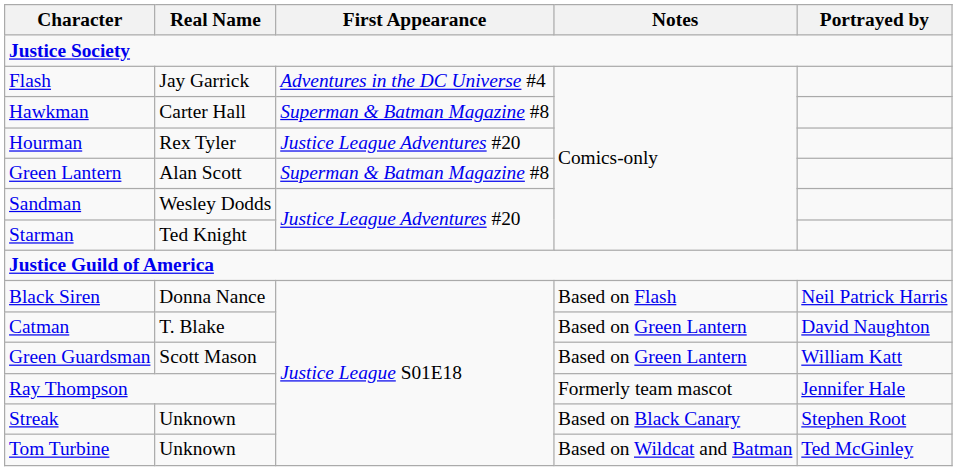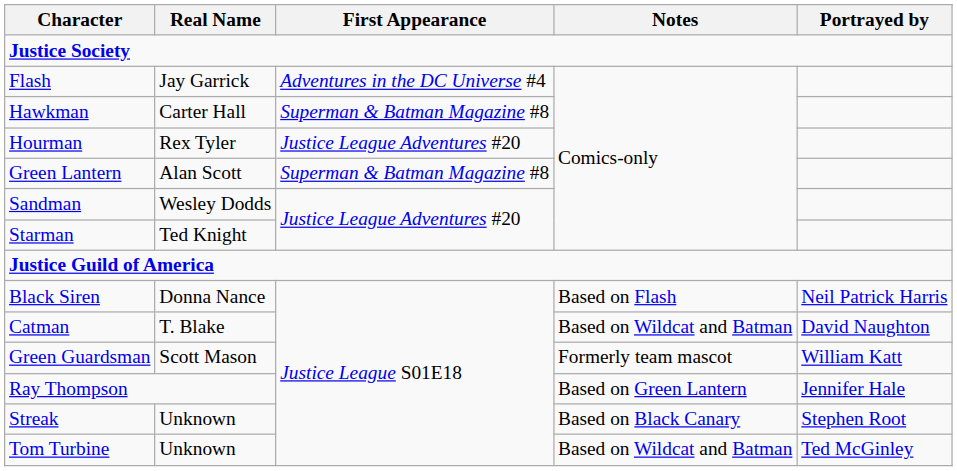(652, 326) Based on Green Lantern -> (675, 326) Based on Wildcat and Batman
(652, 357) Based on Green Lantern -> (645, 357) Formerly team mascot
(645, 388) Formerly team mascot -> (652, 388) Based on Green Lantern
